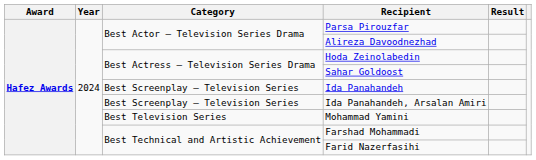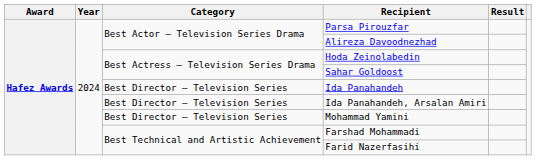(202, 87) Best Screenplay – Television Series -> (196, 87) Best Director – Television Series
(202, 102) Best Screenplay – Television Series -> (196, 102) Best Director – Television Series
(165, 117) Best Television Series -> (196, 117) Best Director – Television Series
